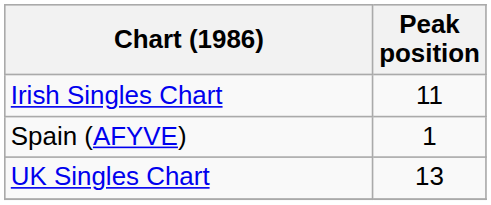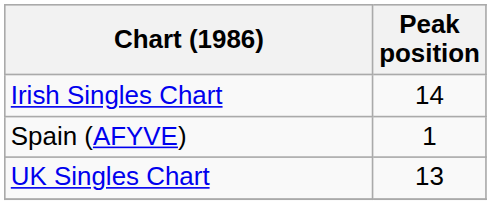(430, 95) 11 -> (430, 95) 14
